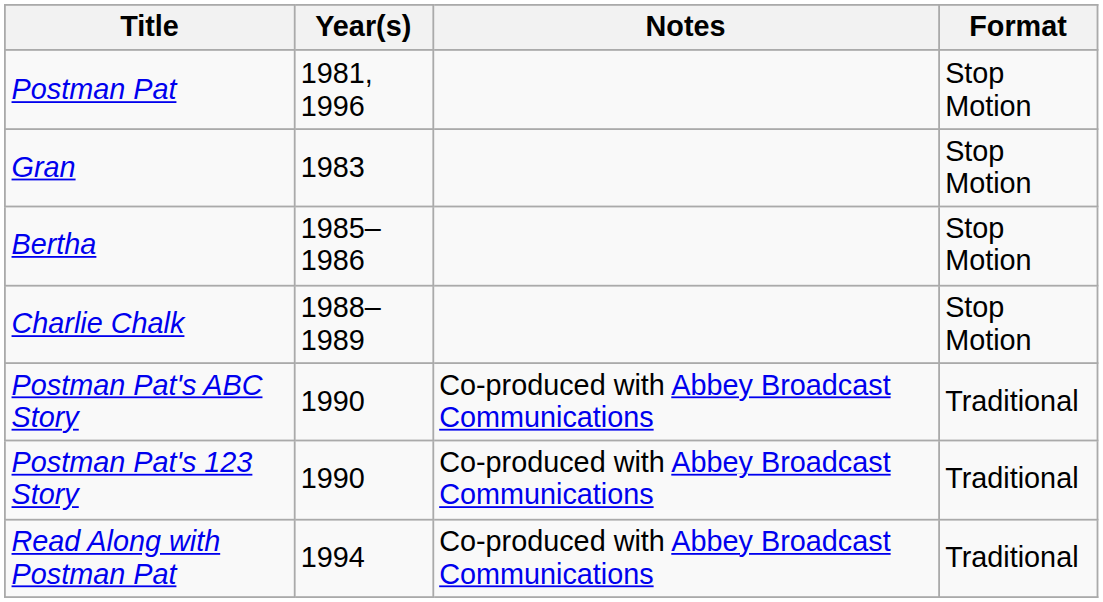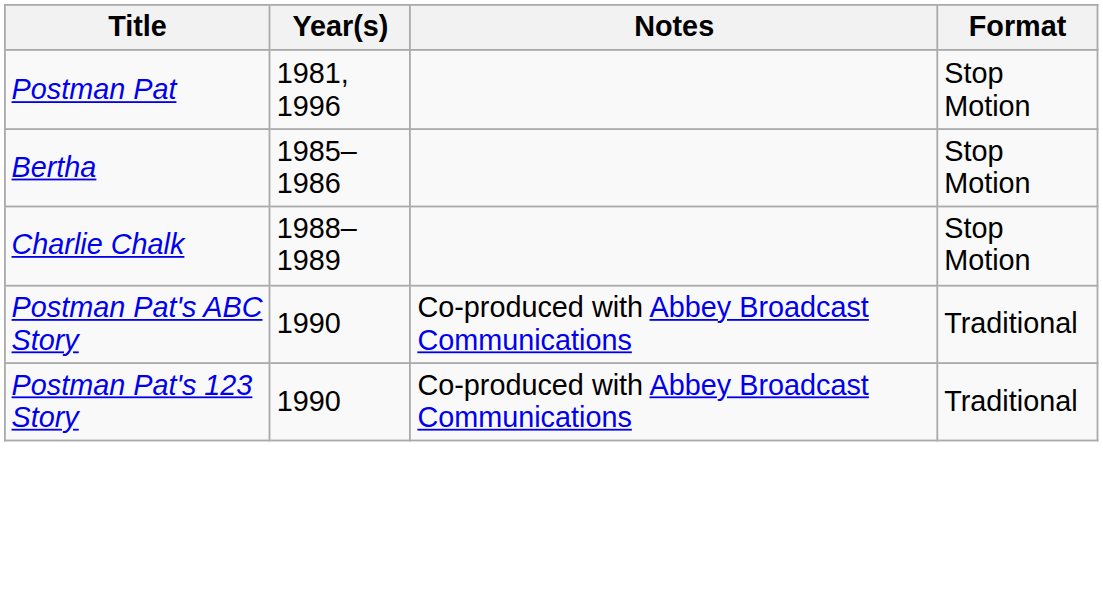- row: (44, 167)
- row: (116, 557)
